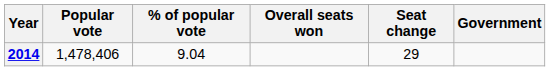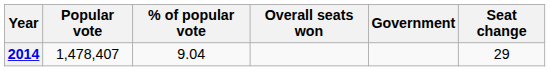columns swapped: (411, 23) <-> (499, 23)
(88, 54) 1,478,406 -> (88, 54) 1,478,407
